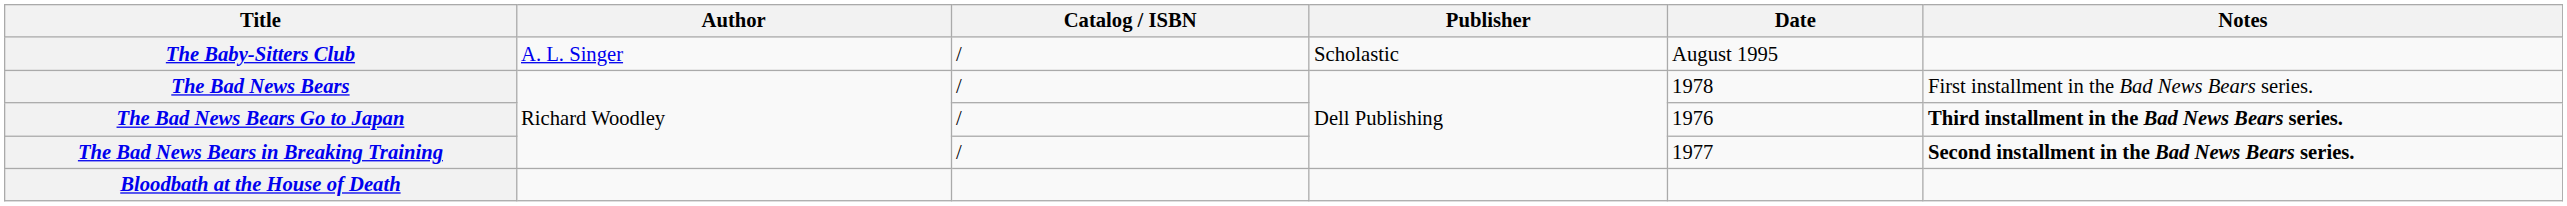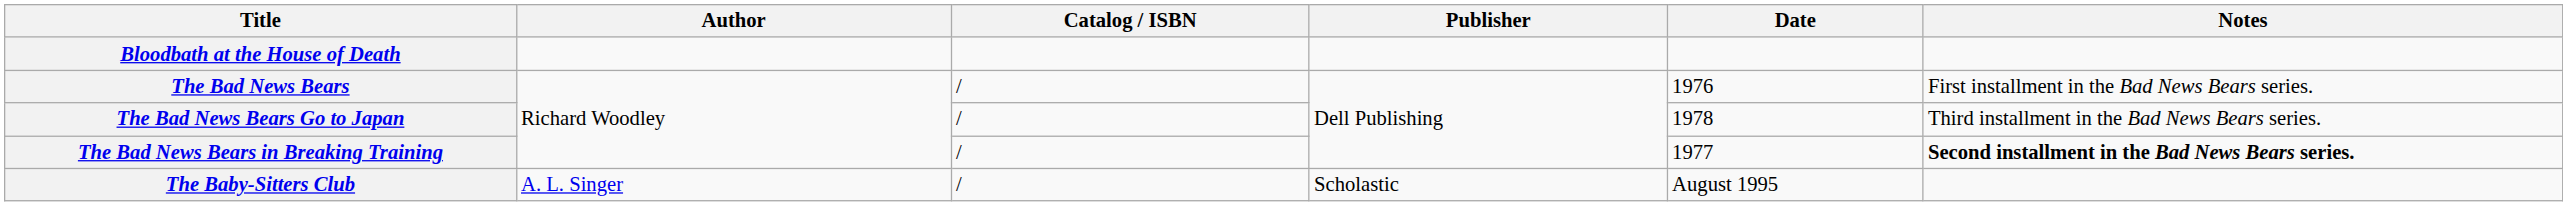rows swapped: (260, 53) <-> (260, 184)
(1693, 86) 1978 -> (1693, 86) 1976
(1693, 119) 1976 -> (1693, 119) 1978
(2135, 119) bold -> (2125, 119) normal
